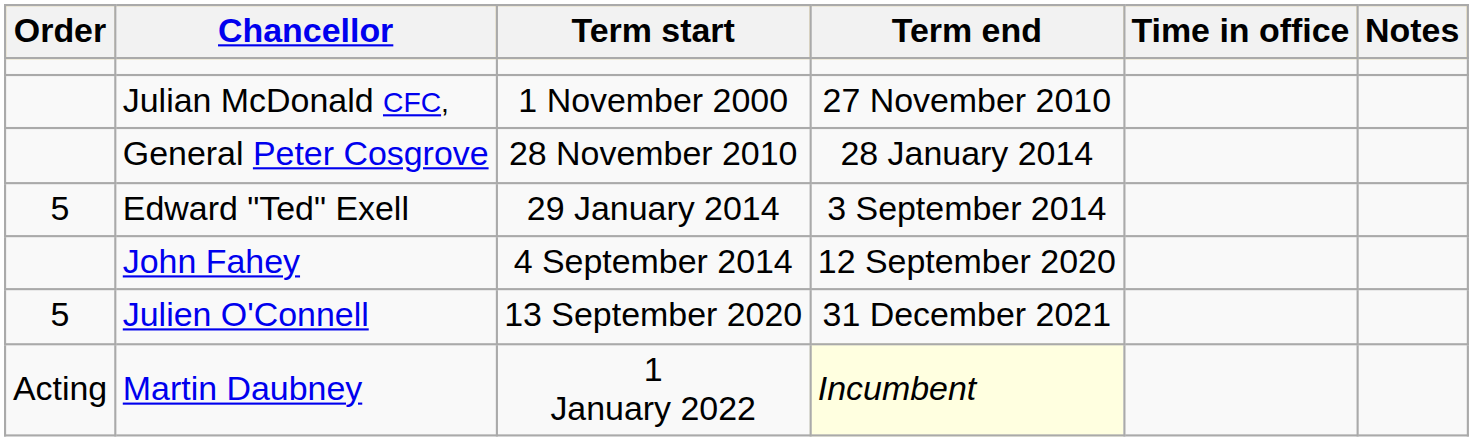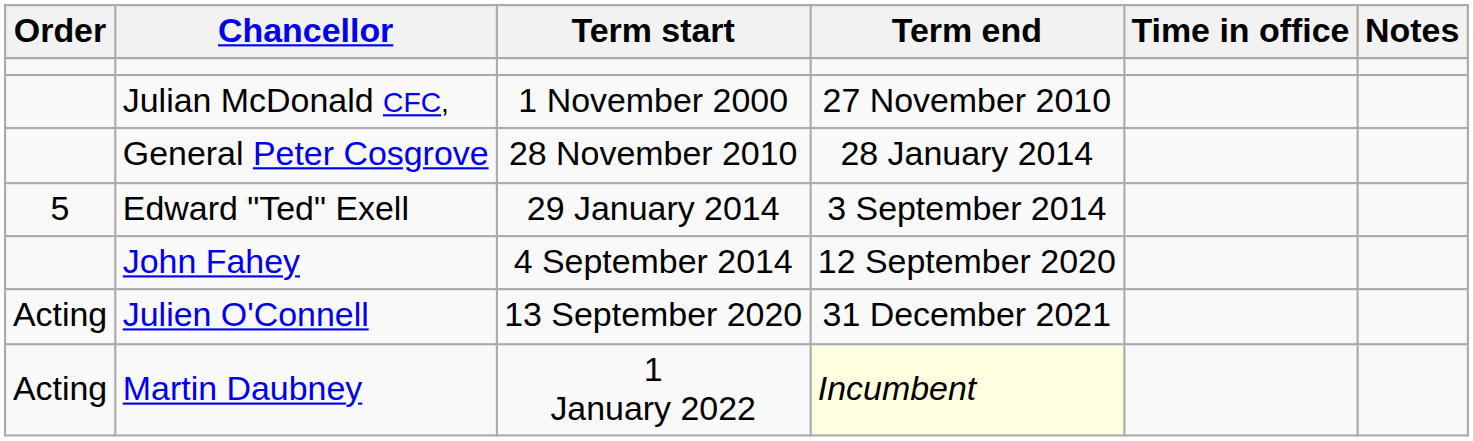(60, 316) 5 -> (60, 316) Acting
